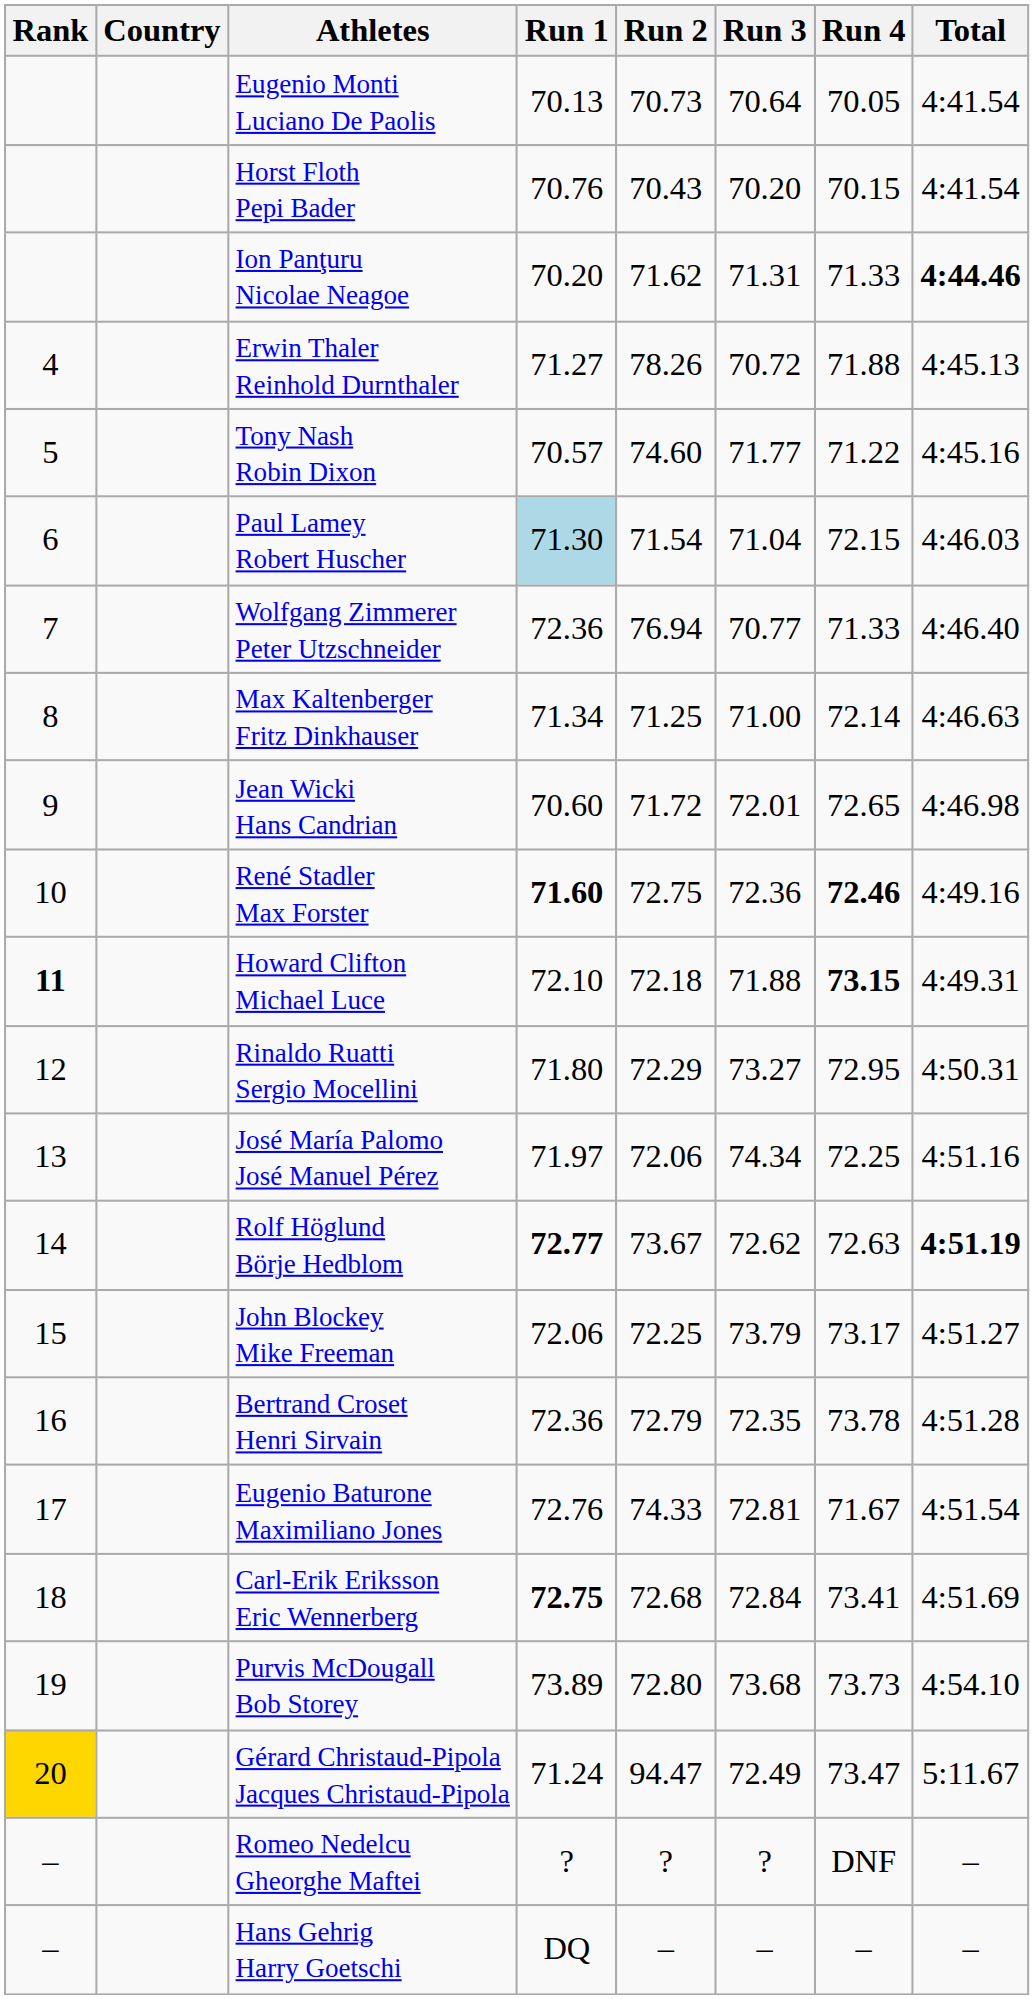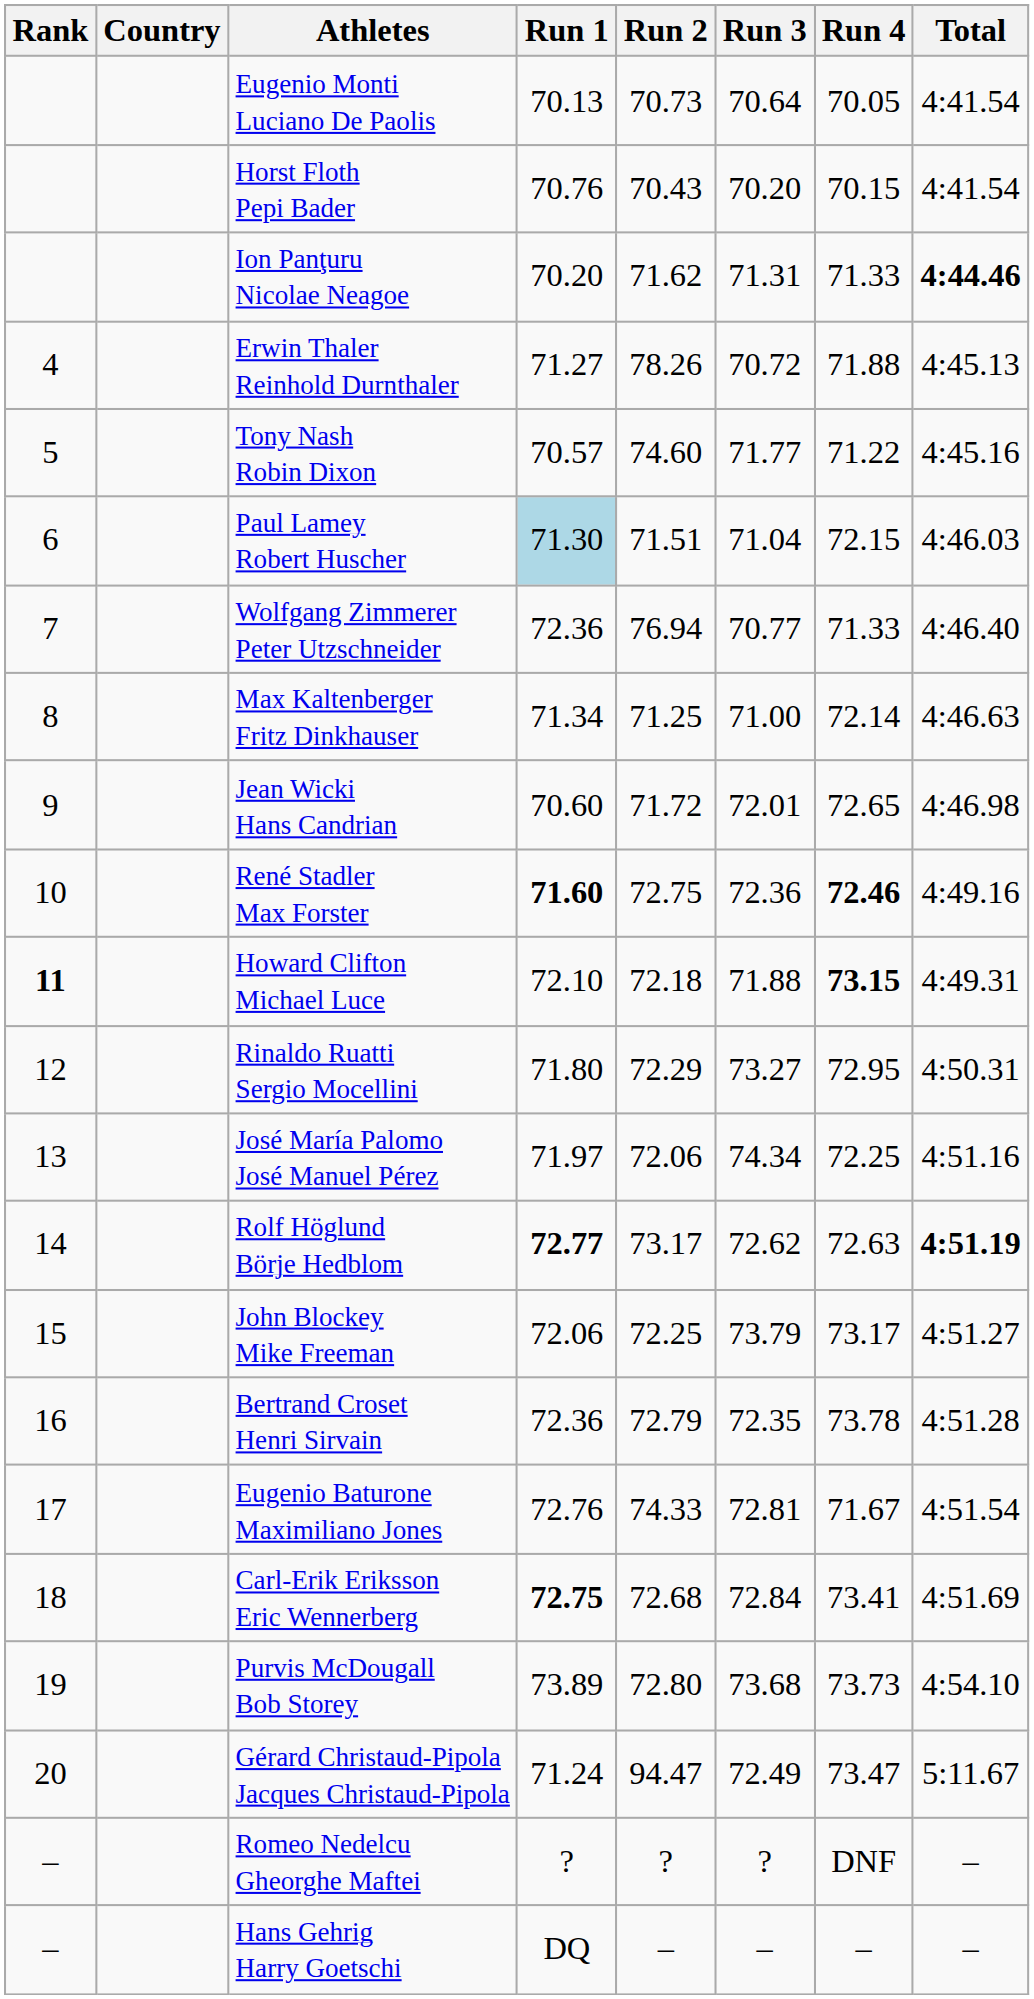(666, 540) 71.54 -> (666, 540) 71.51
(666, 1244) 73.67 -> (666, 1244) 73.17
(50, 1773) gold background -> (50, 1773) no background
